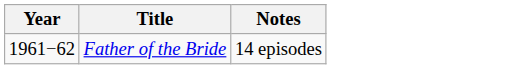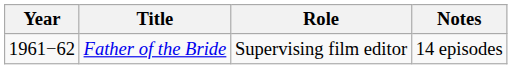+ column: (321, 19)
